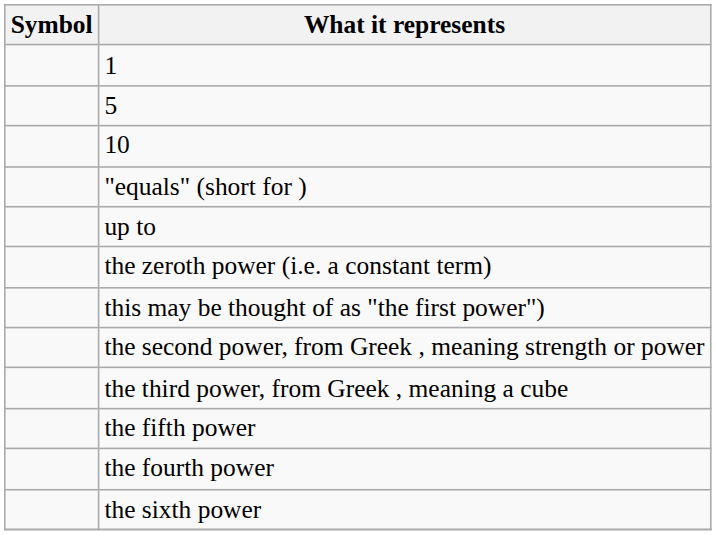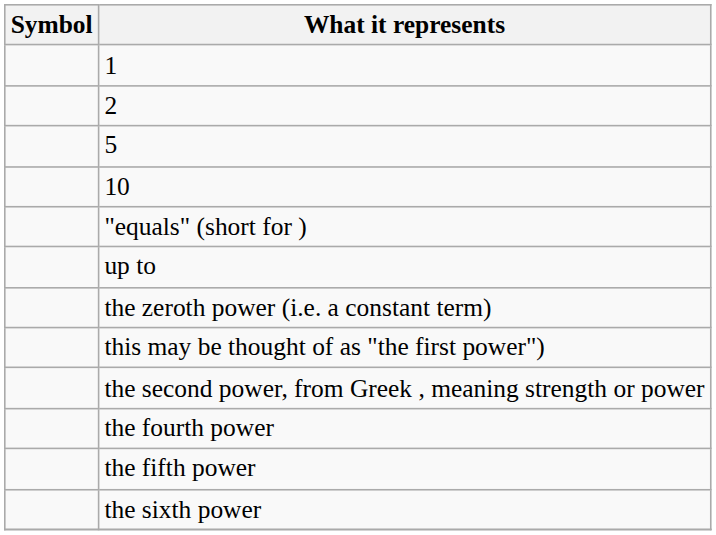+ row: (111, 105)
- row: (336, 387)
rows swapped: (189, 468) <-> (180, 428)
